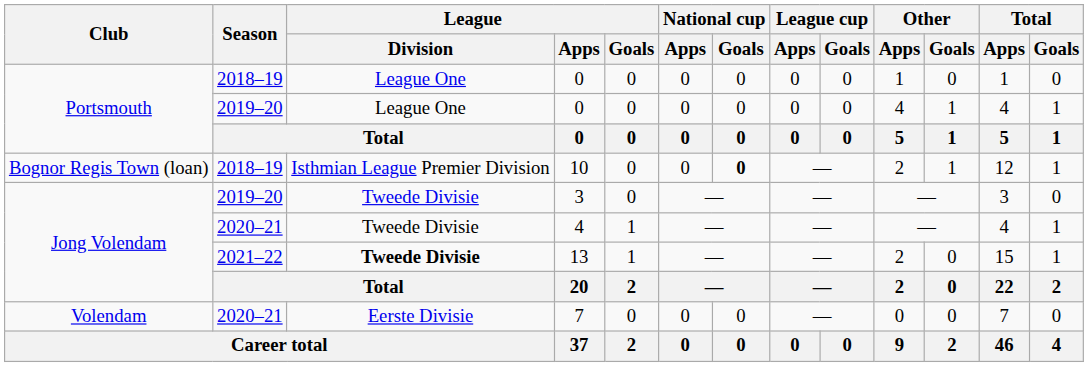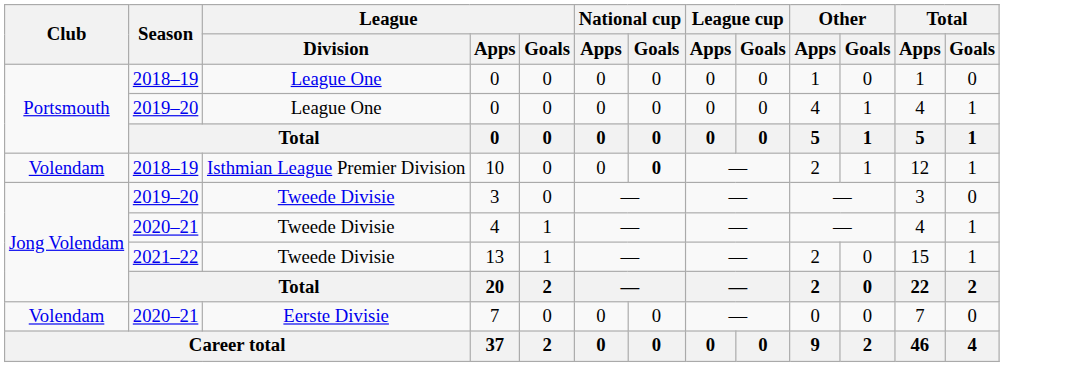(109, 167) Bognor Regis Town (loan) -> (67, 167) Volendam
(420, 256) bold -> (336, 256) normal
